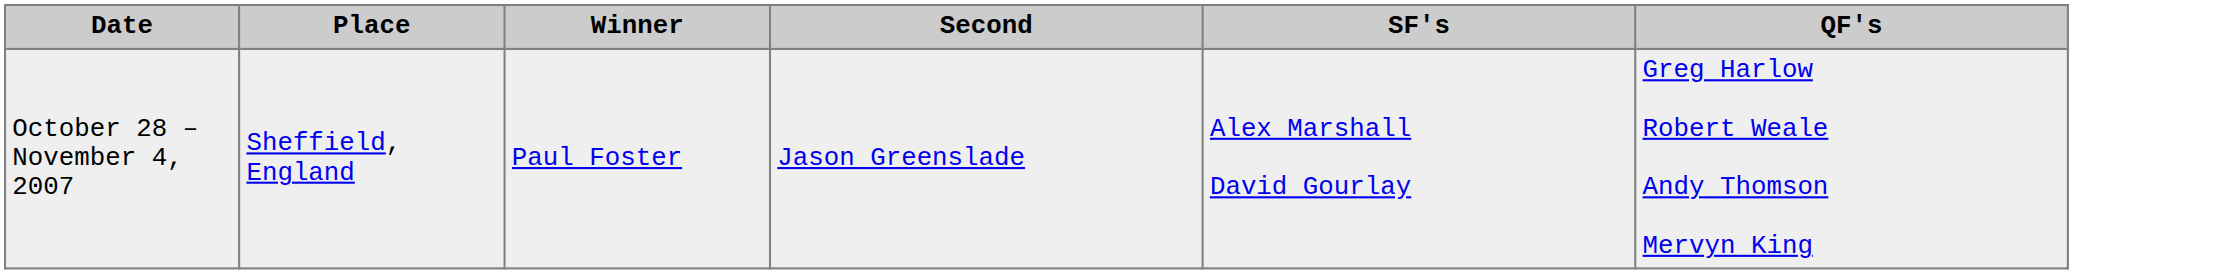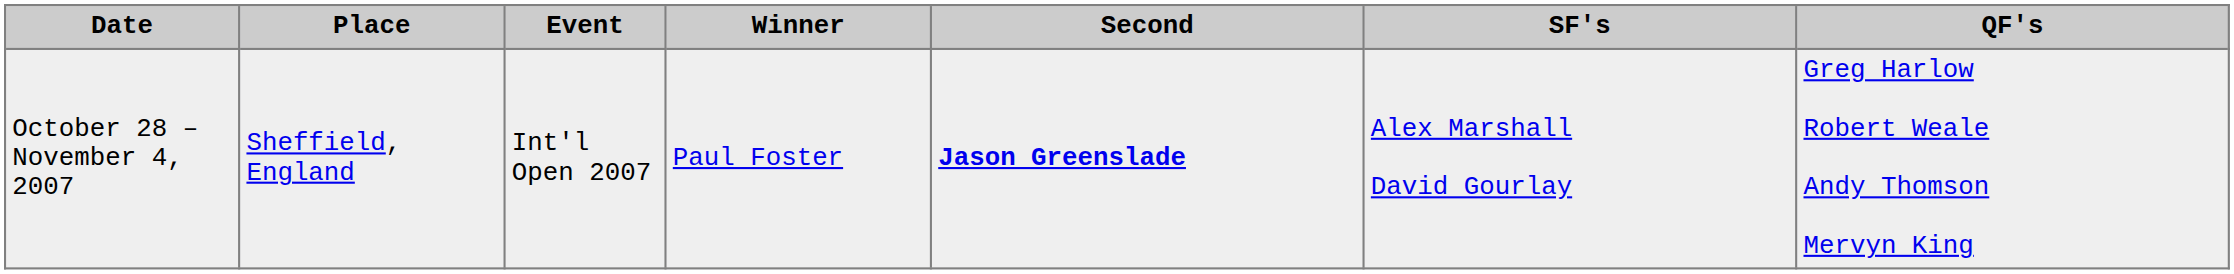+ column: (585, 27)
(901, 159) normal -> (1062, 159) bold
